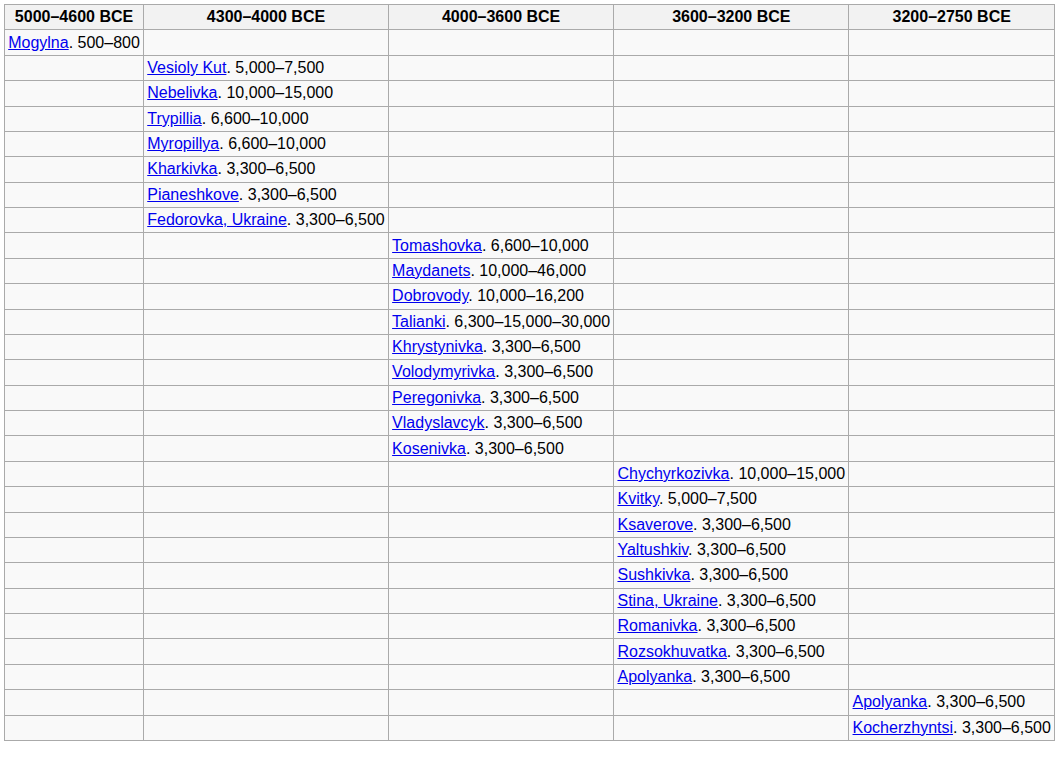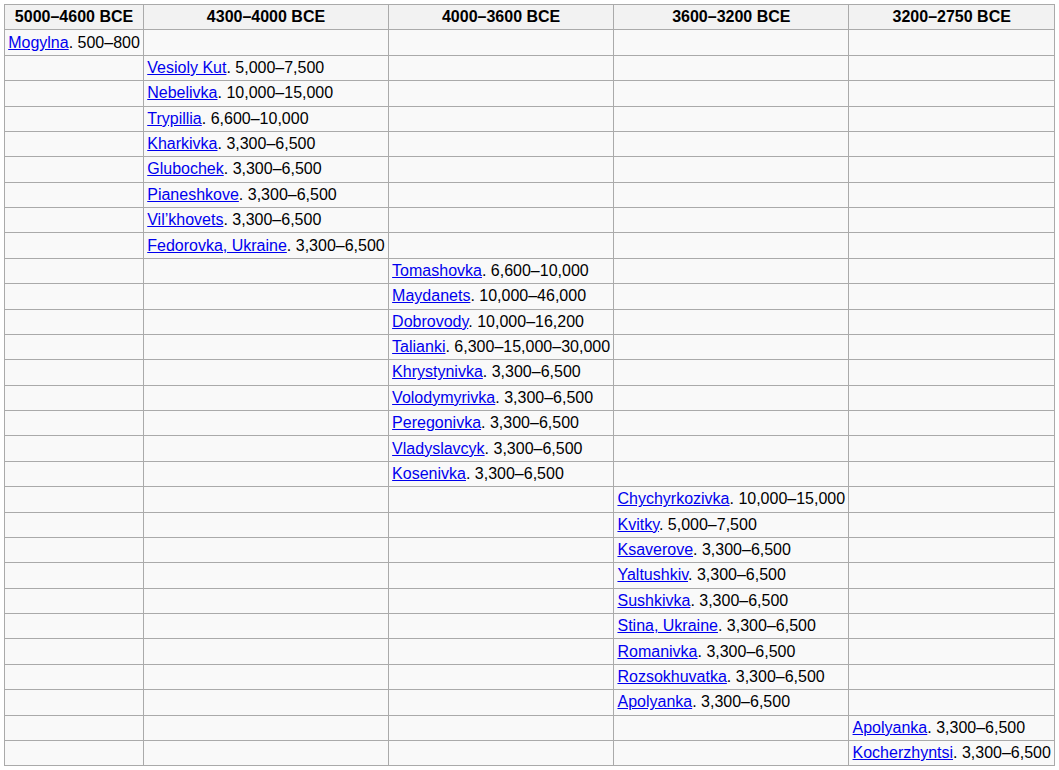- row: (237, 144)
+ row: (234, 169)
+ row: (234, 220)
